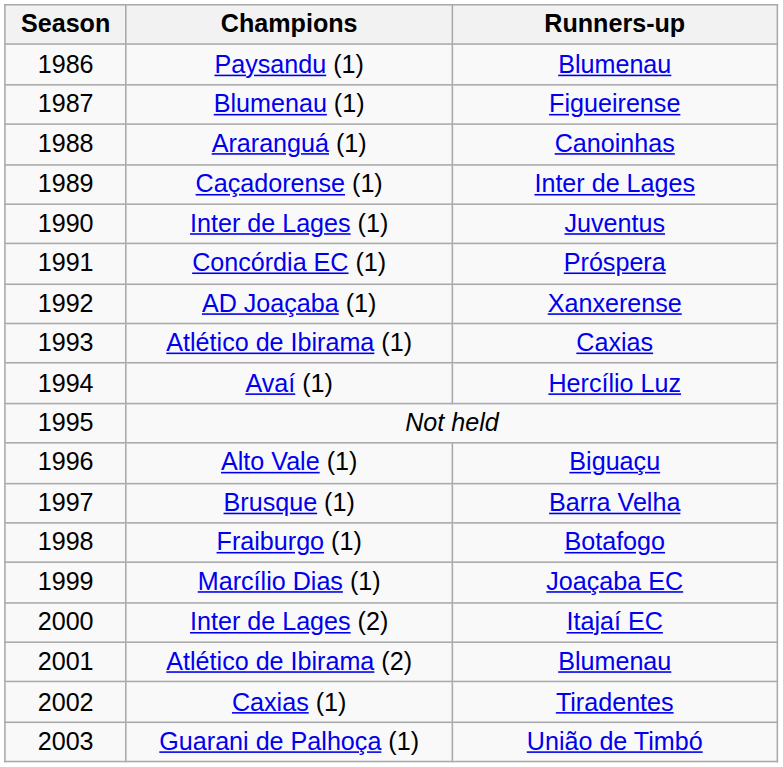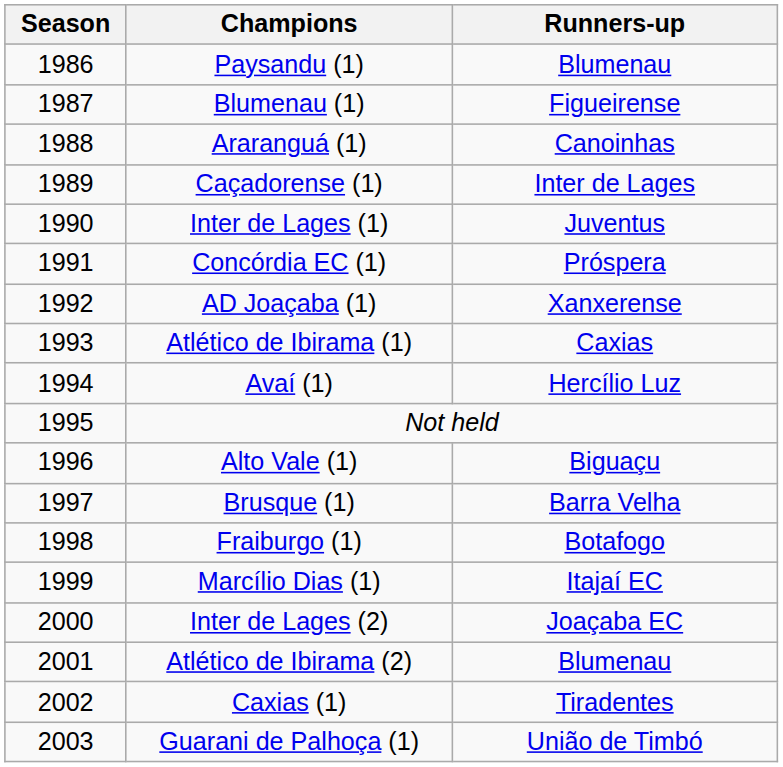(615, 582) Joaçaba EC -> (615, 582) Itajaí EC
(615, 622) Itajaí EC -> (615, 622) Joaçaba EC
